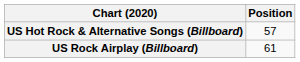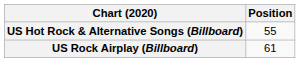(270, 31) 57 -> (270, 31) 55
